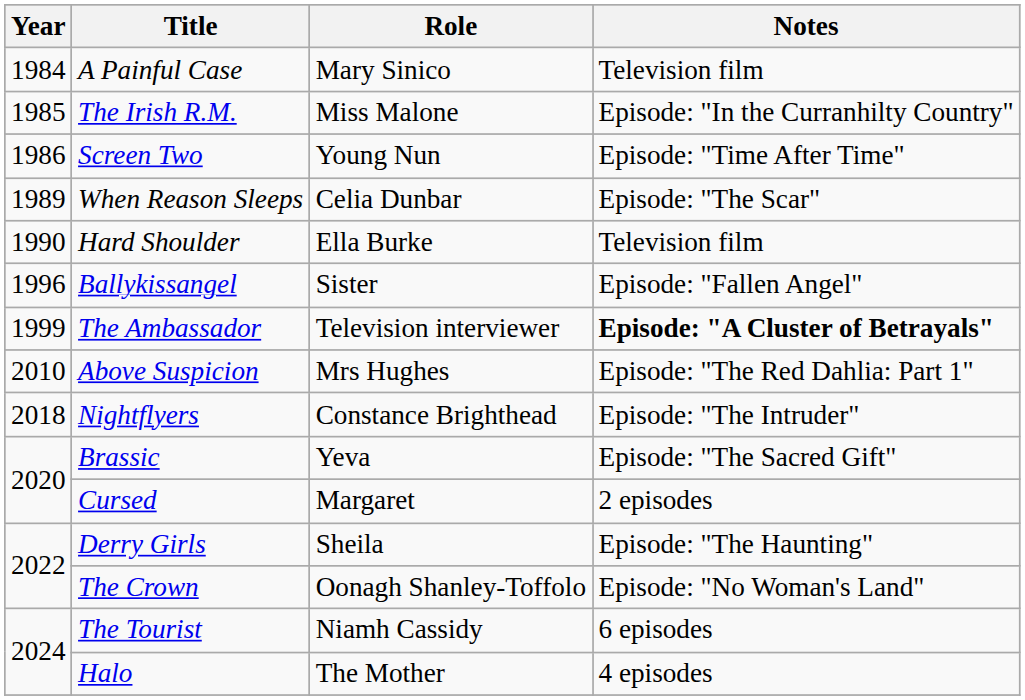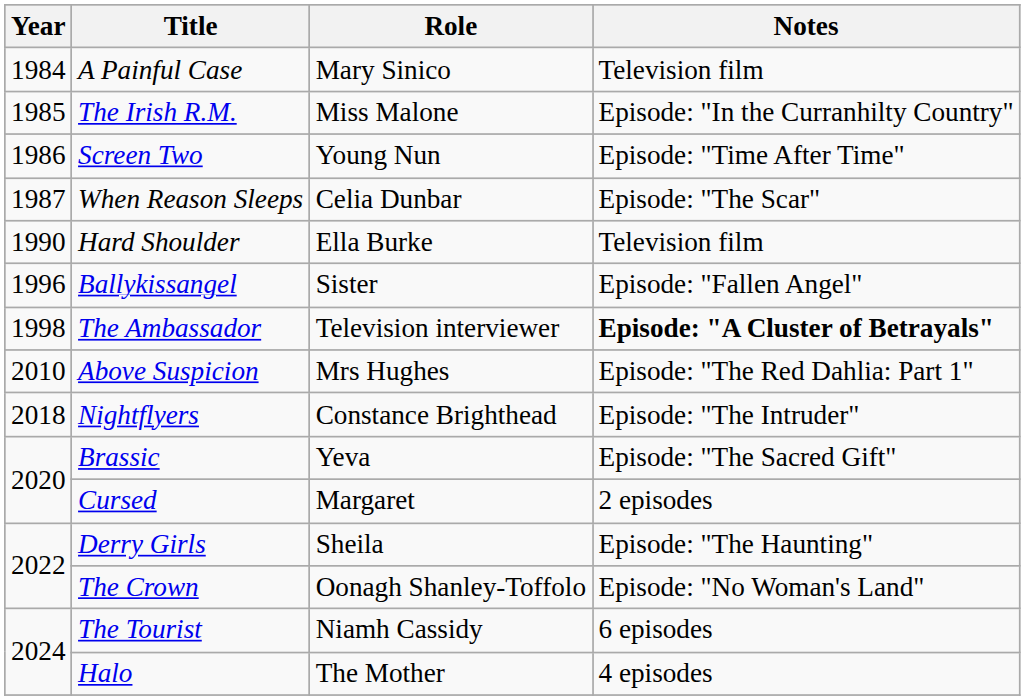(38, 198) 1989 -> (38, 198) 1987
(38, 328) 1999 -> (38, 328) 1998
